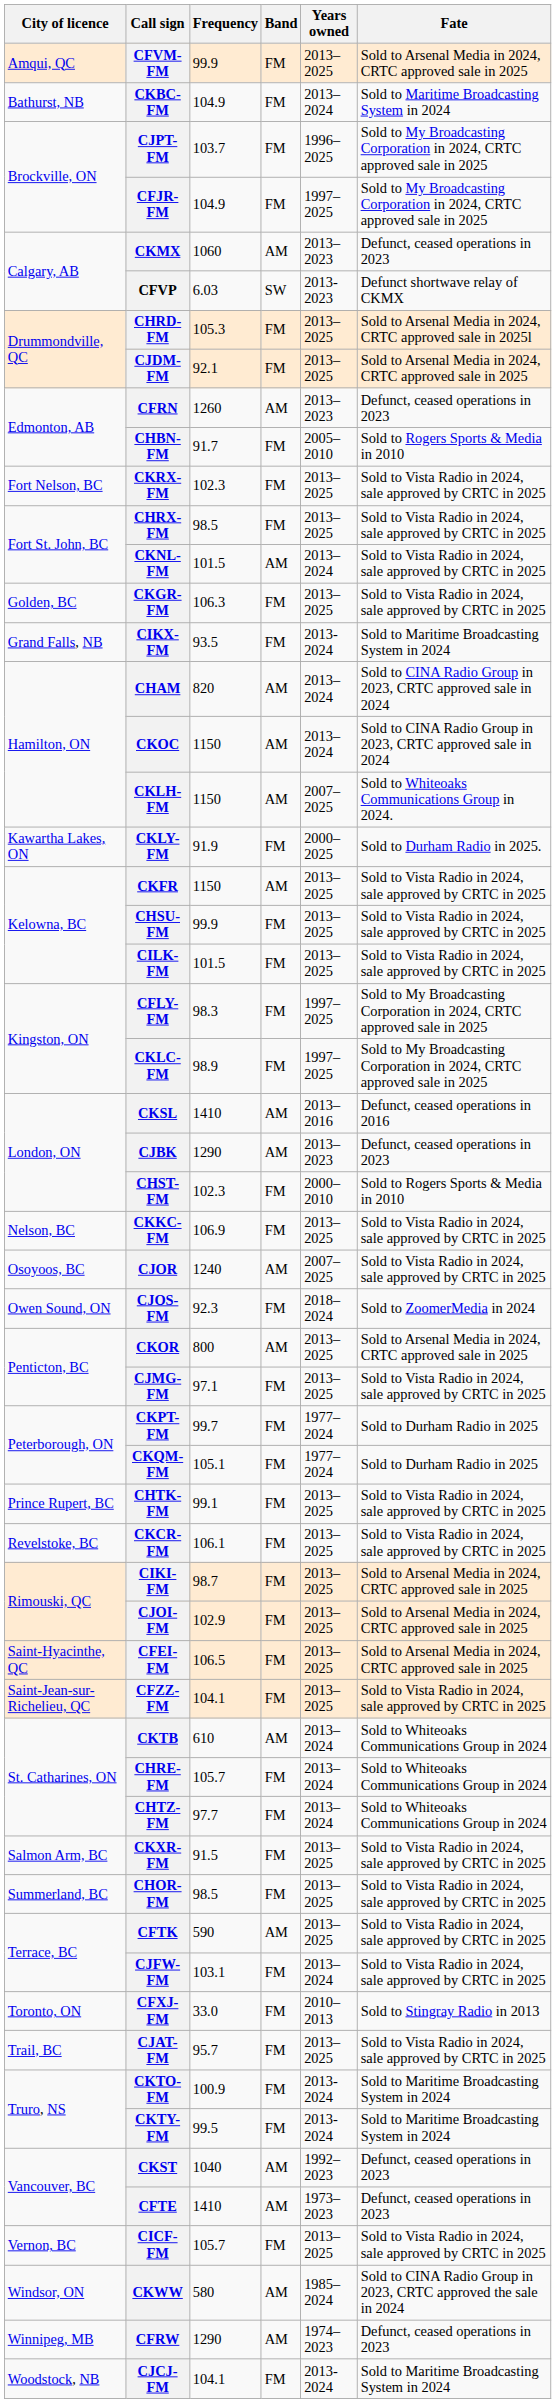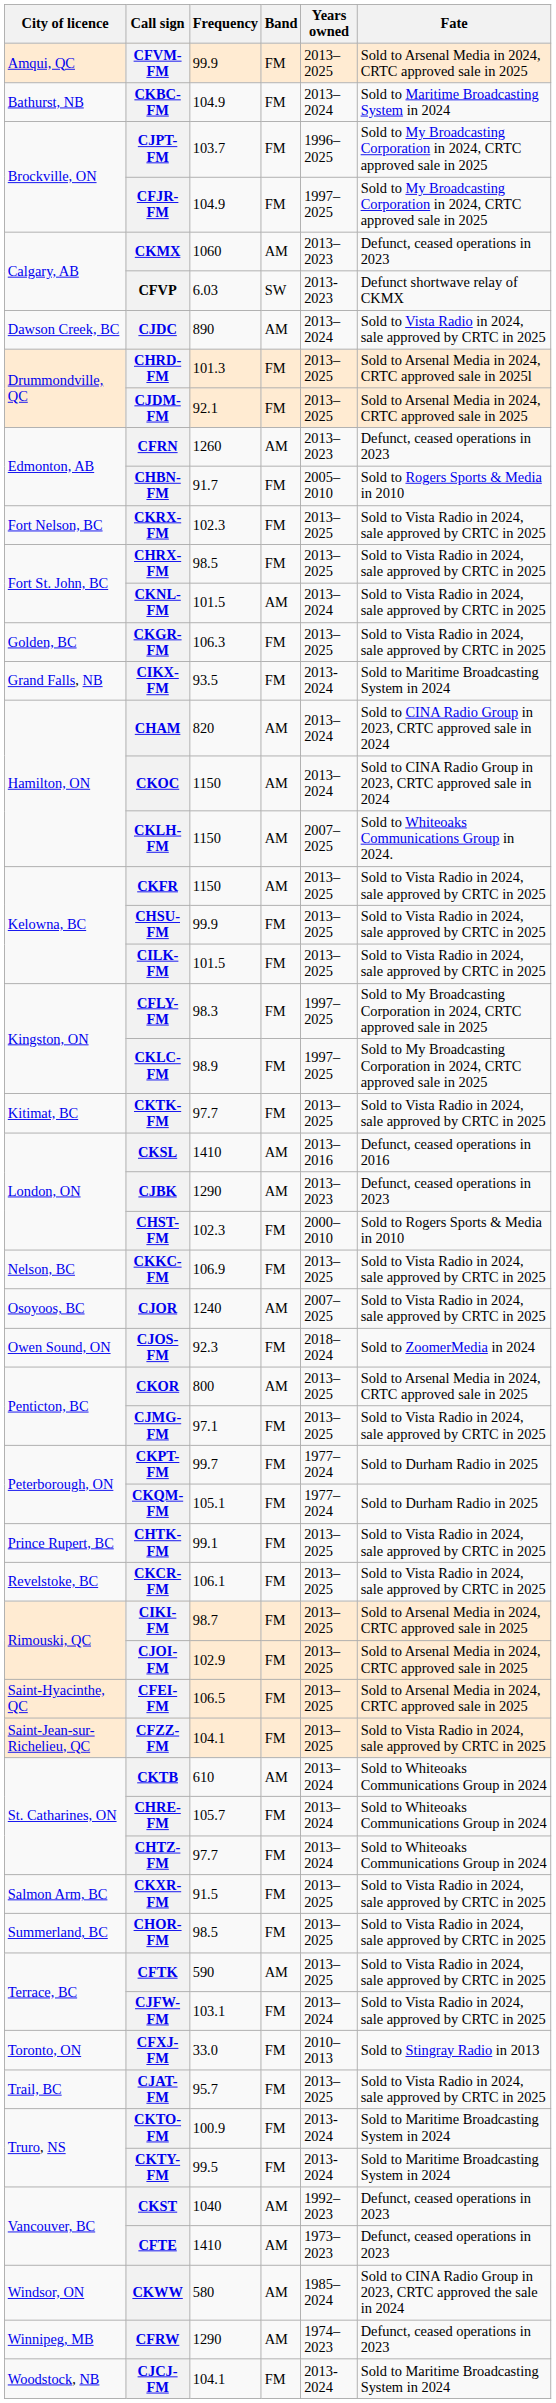+ row: (158, 329)
(209, 329) 105.3 -> (209, 368) 101.3
- row: (158, 846)
+ row: (158, 1113)
- row: (158, 2245)
